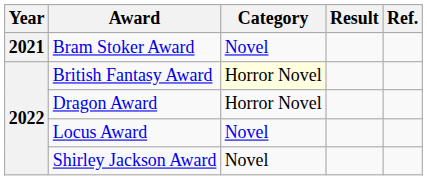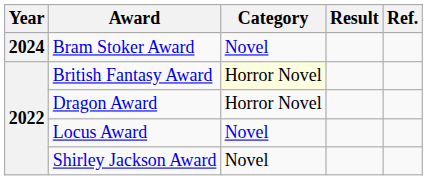(27, 47) 2021 -> (27, 47) 2024
